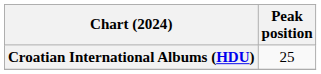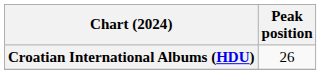(287, 57) 25 -> (287, 57) 26
